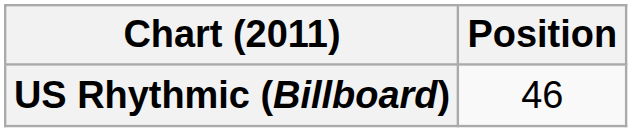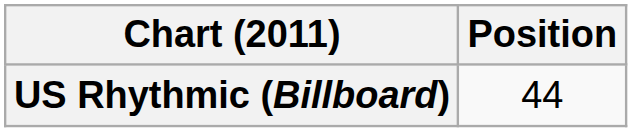(542, 94) 46 -> (542, 94) 44
